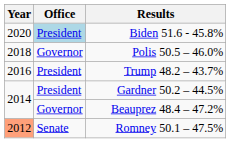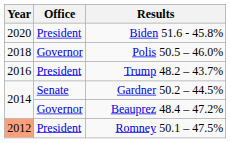(59, 33) lightblue background -> (59, 33) no background
(59, 90) President -> (53, 90) Senate
(53, 128) Senate -> (59, 128) President
